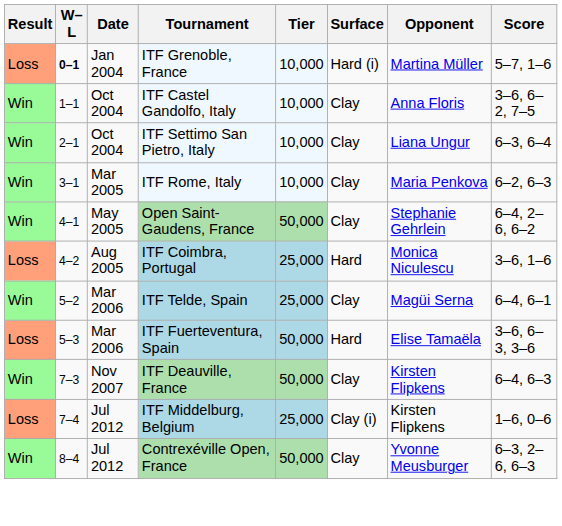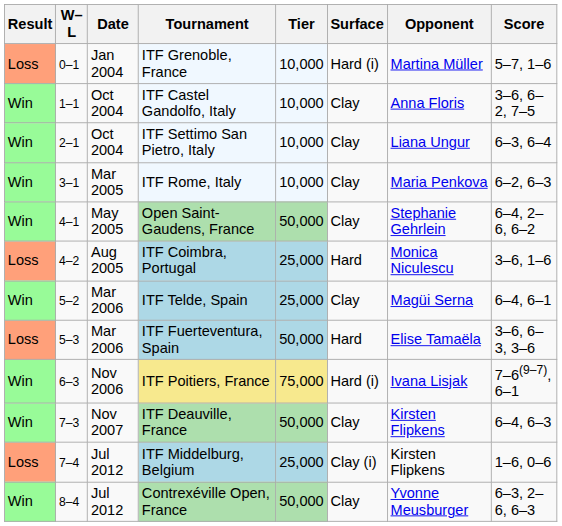(69, 63) bold -> (69, 64) normal
+ row: (206, 381)
